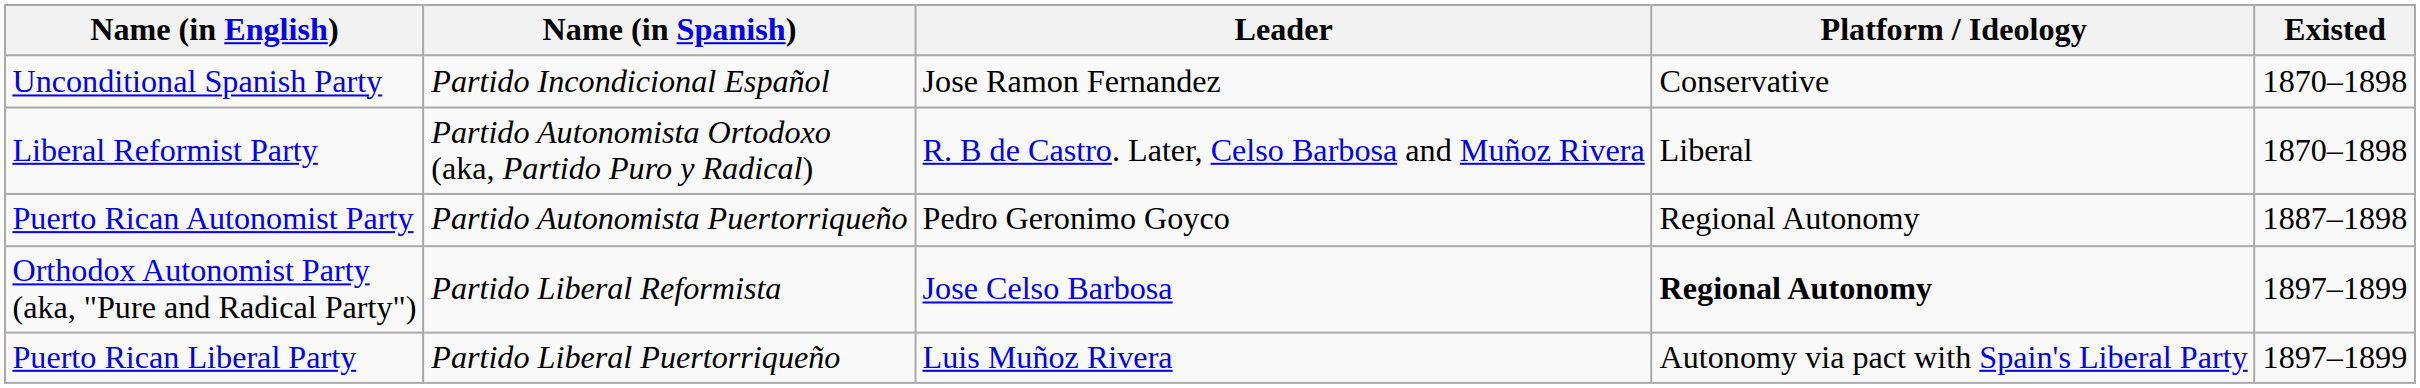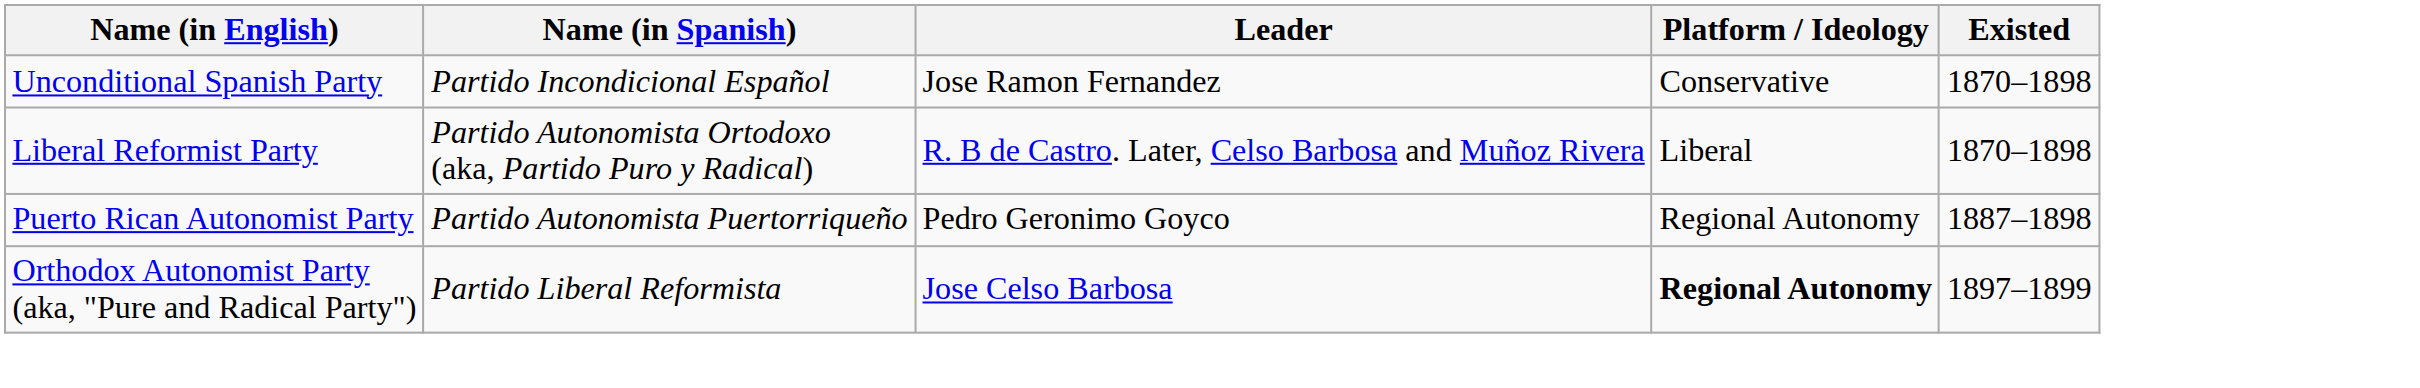- row: (184, 357)
